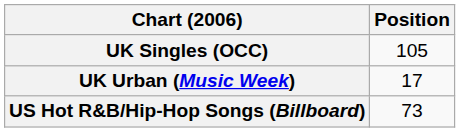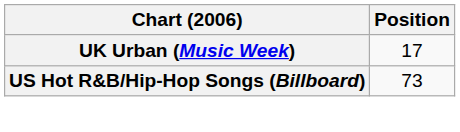- row: (187, 50)
